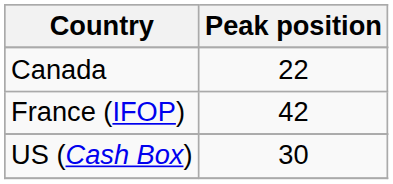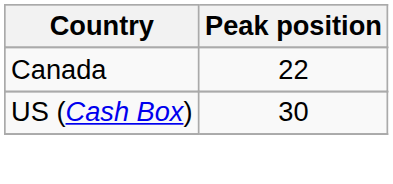- row: (98, 112)
